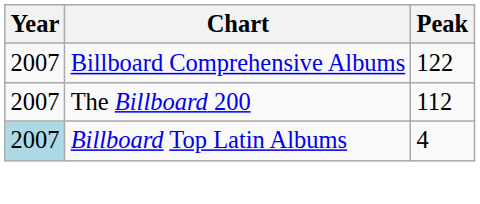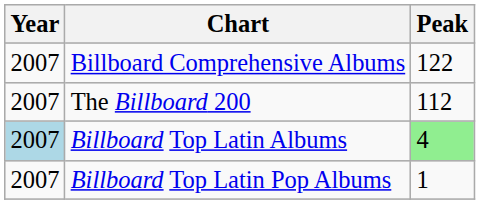(423, 140) no background -> (423, 140) lightgreen background
+ row: (231, 179)
